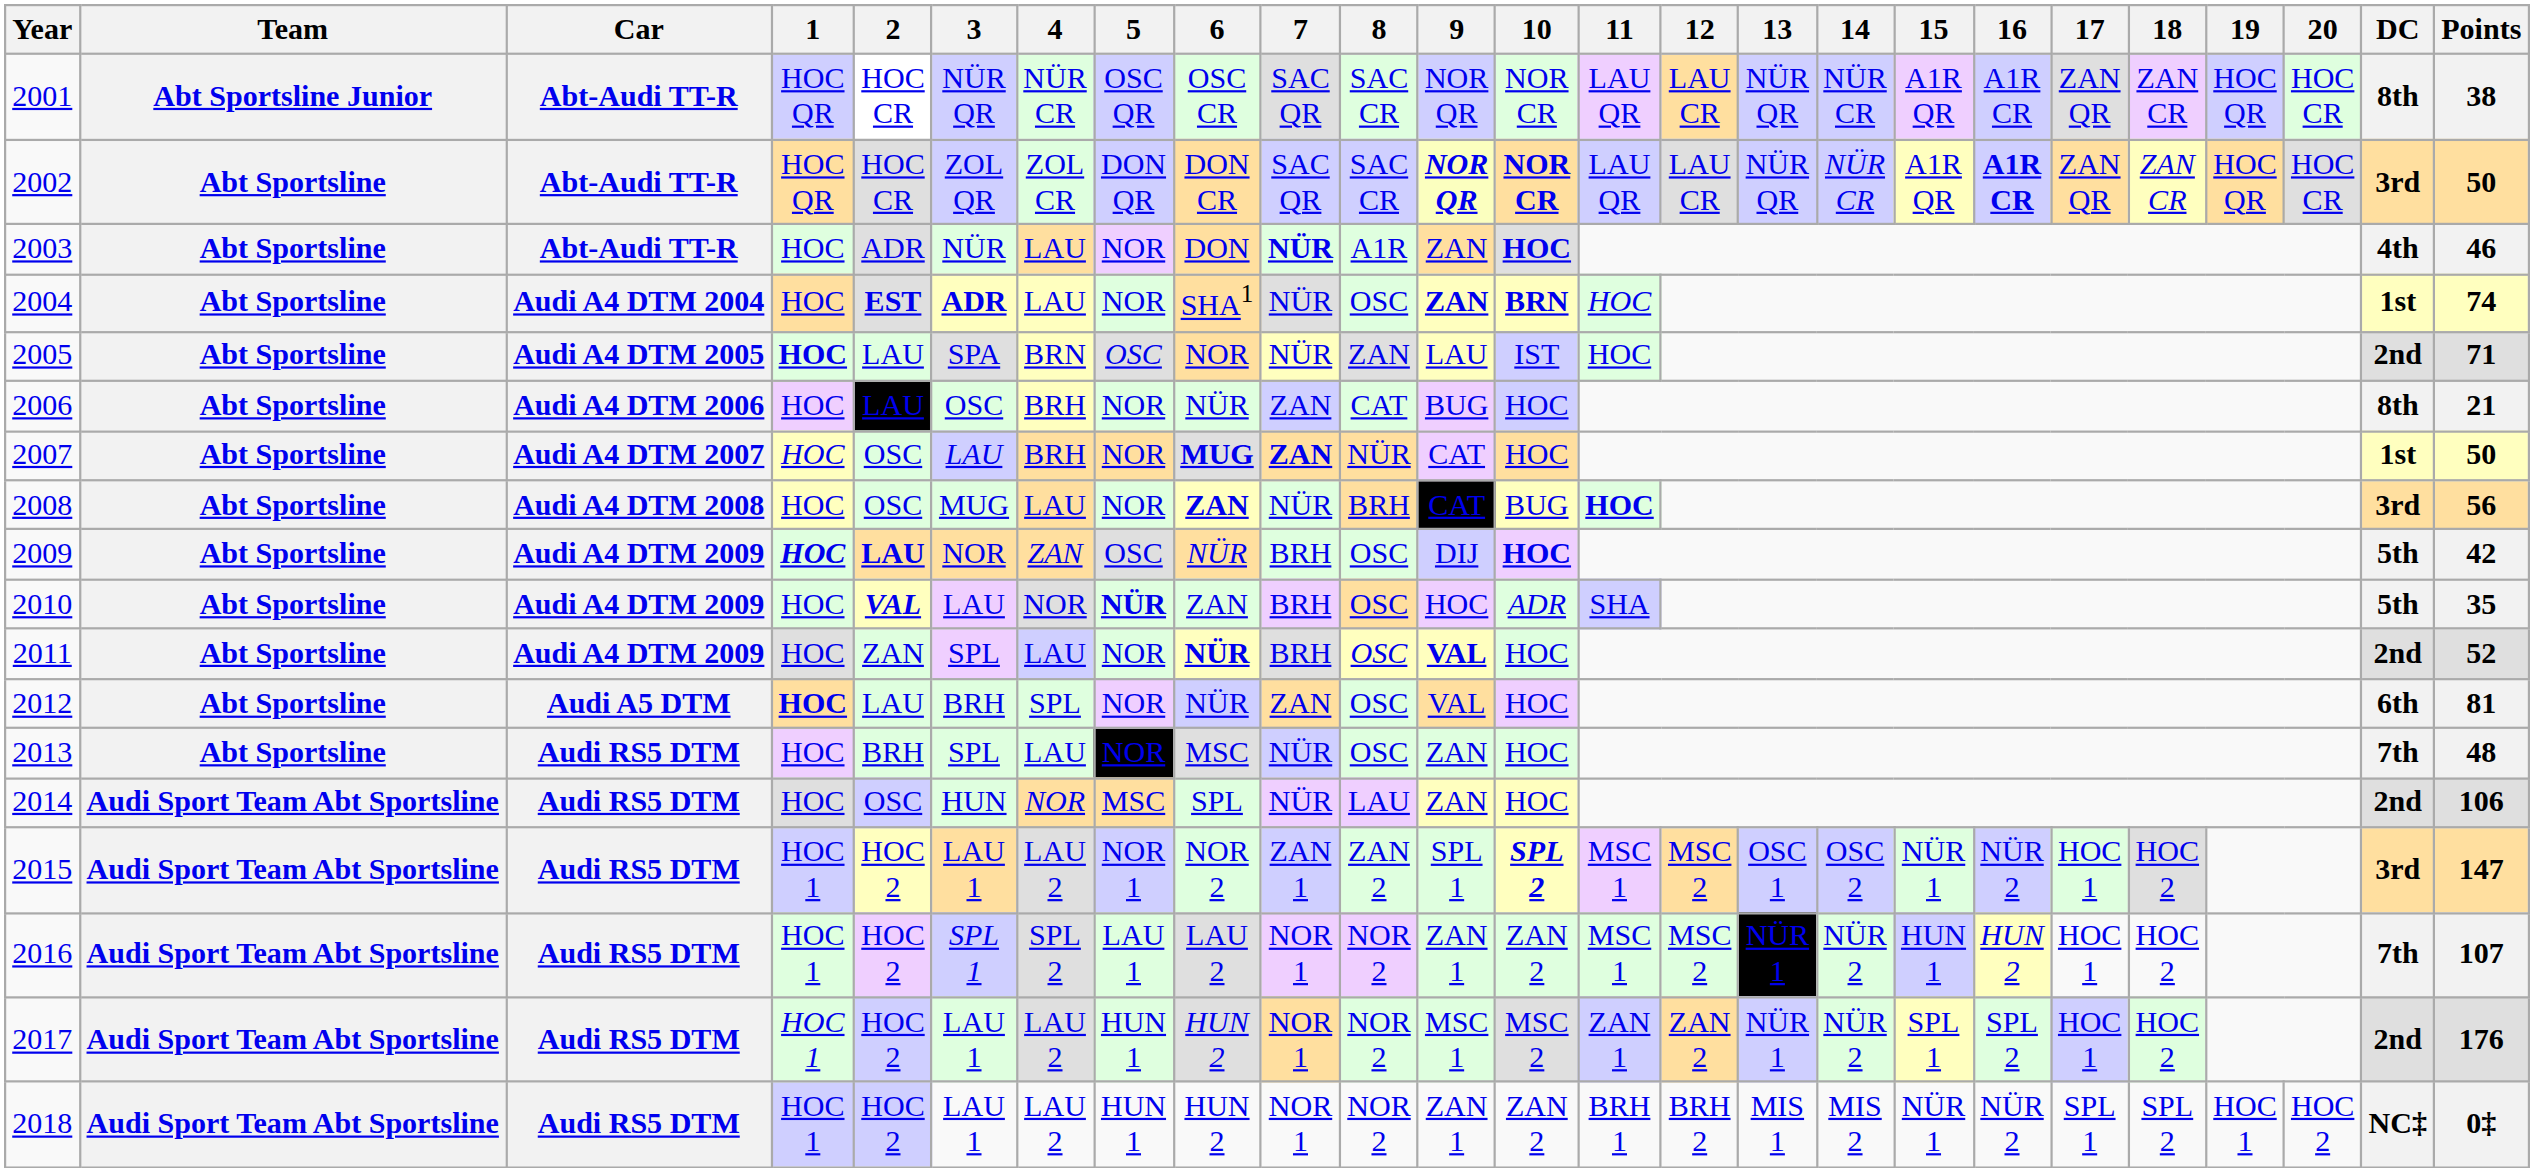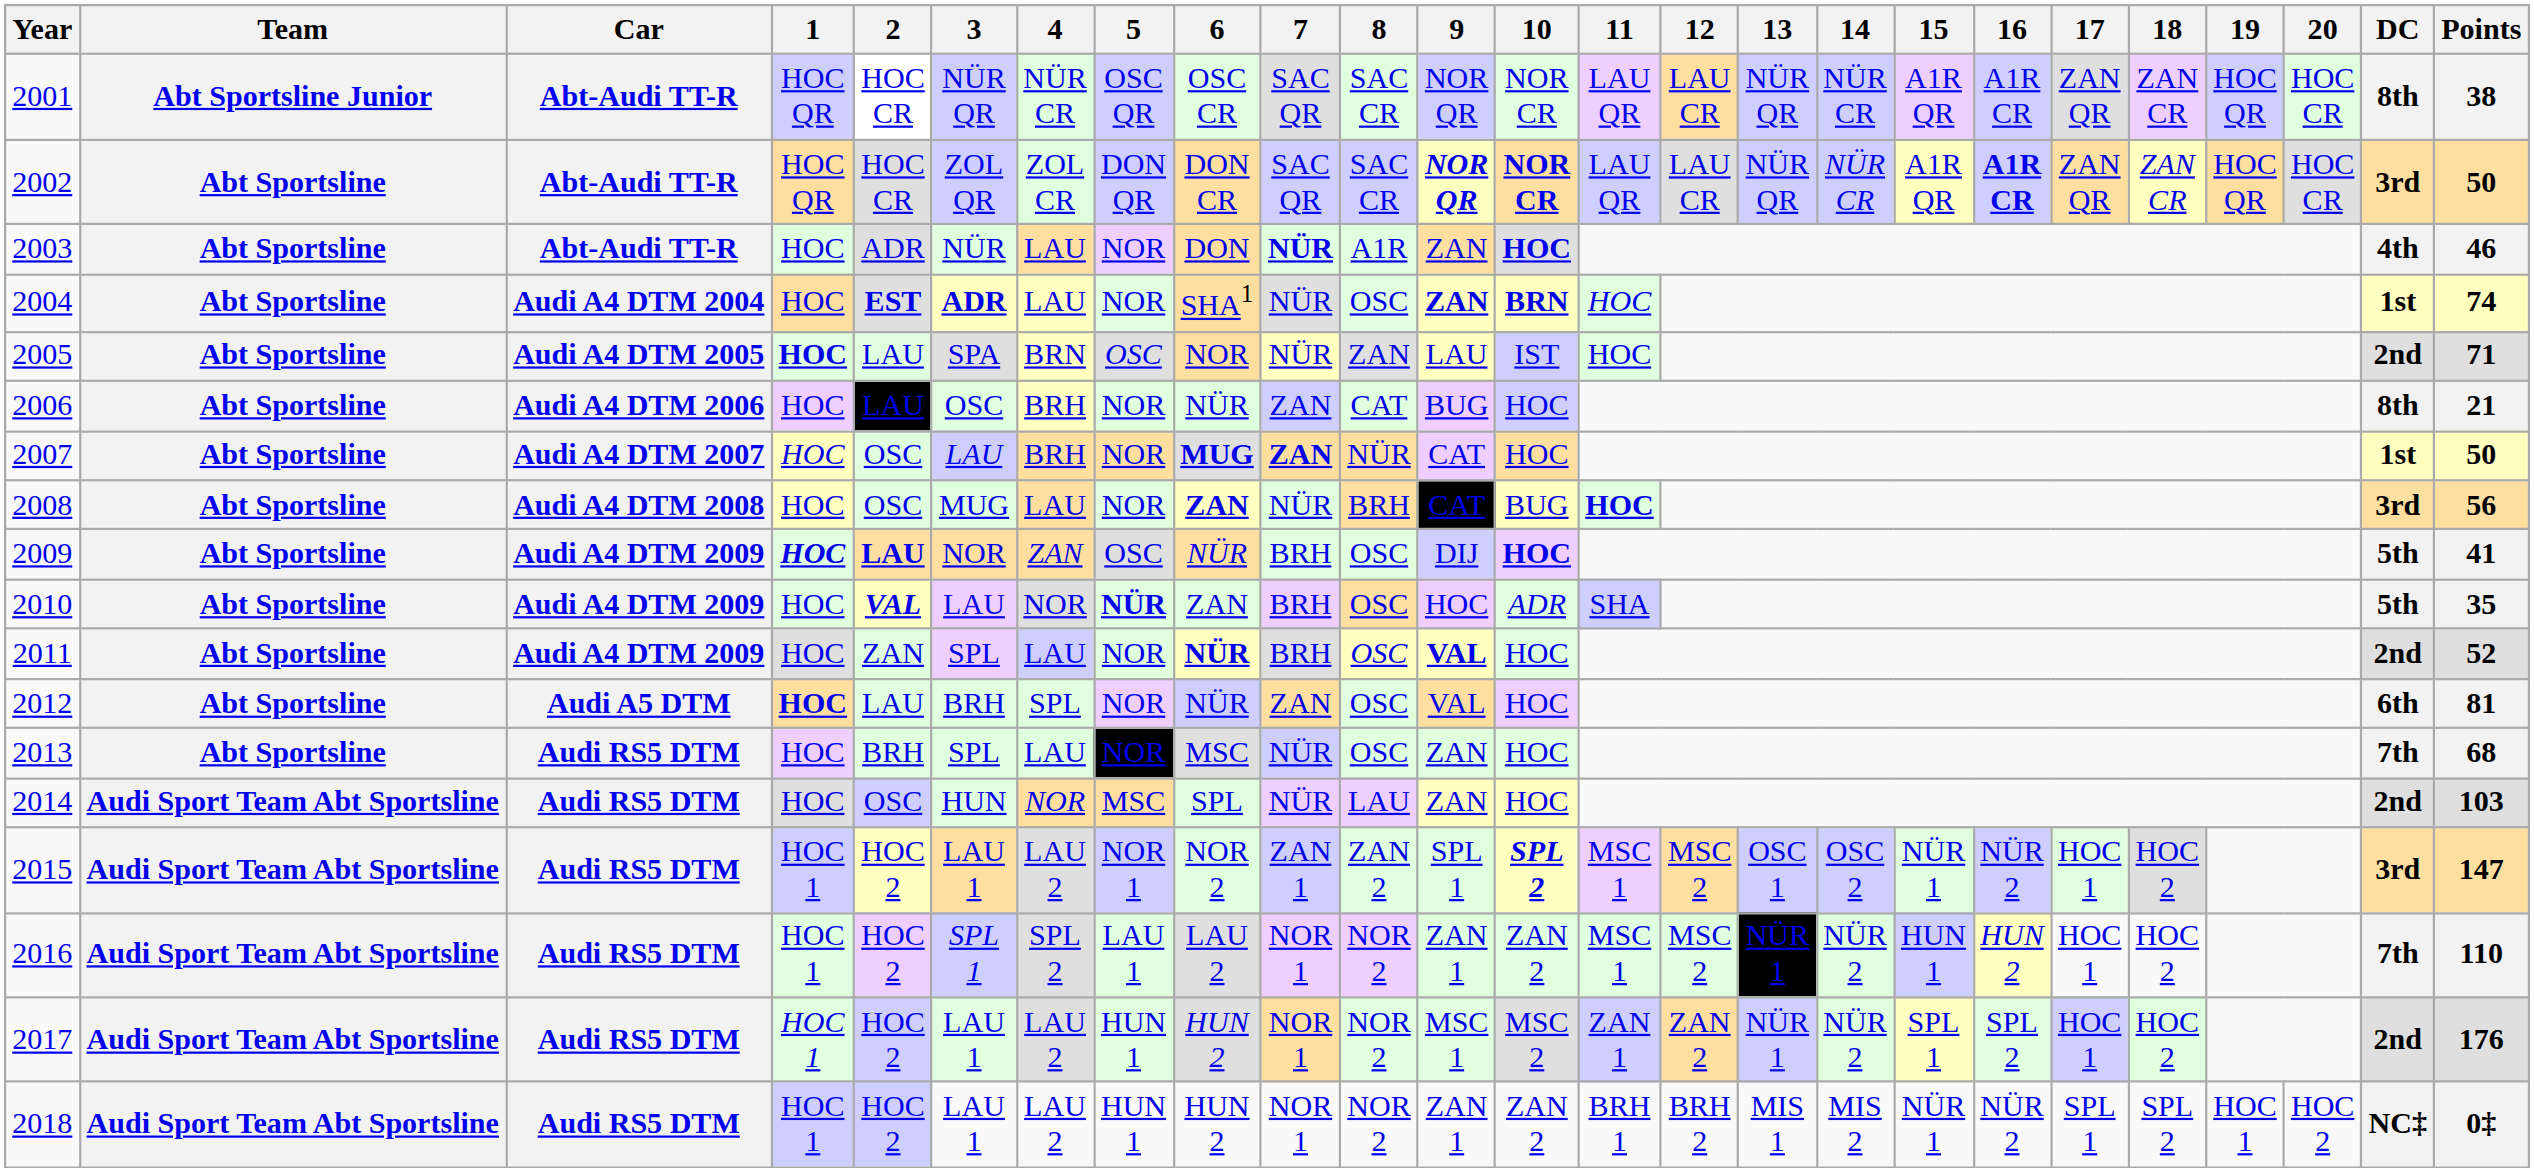(2481, 553) 42 -> (2481, 553) 41
(2481, 752) 48 -> (2481, 752) 68
(2481, 801) 106 -> (2481, 801) 103
(2481, 953) 107 -> (2481, 953) 110
